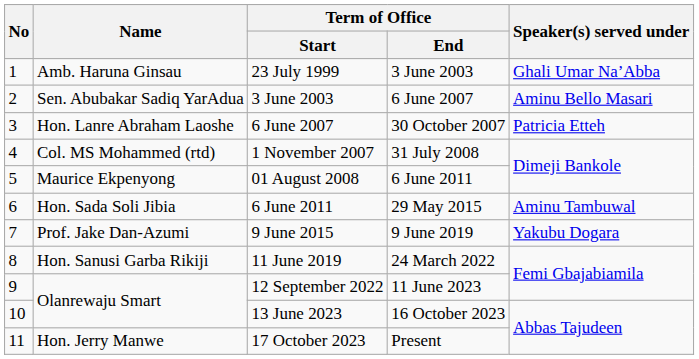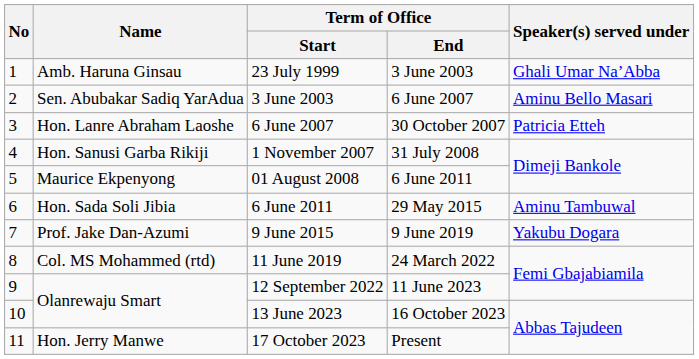(126, 152) Col. MS Mohammed (rtd) -> (123, 152) Hon. Sanusi Garba Rikiji
(123, 260) Hon. Sanusi Garba Rikiji -> (126, 260) Col. MS Mohammed (rtd)
